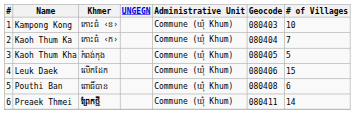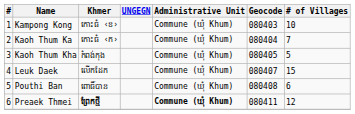(263, 71) 080406 -> (263, 71) 080407
(194, 101) normal -> (194, 101) bold
(291, 102) 14 -> (291, 102) 12
